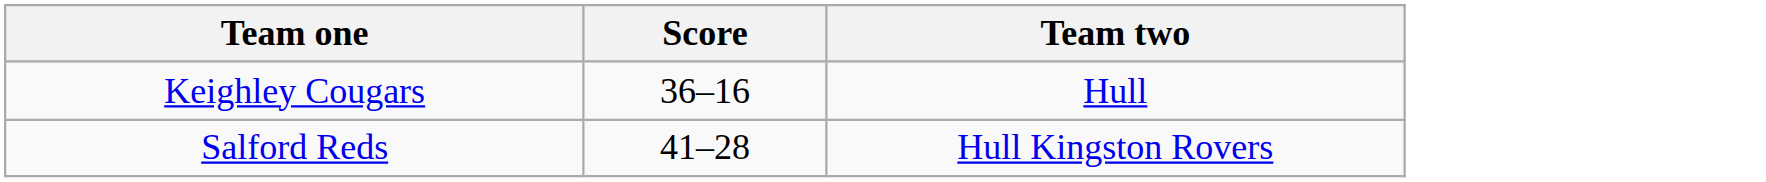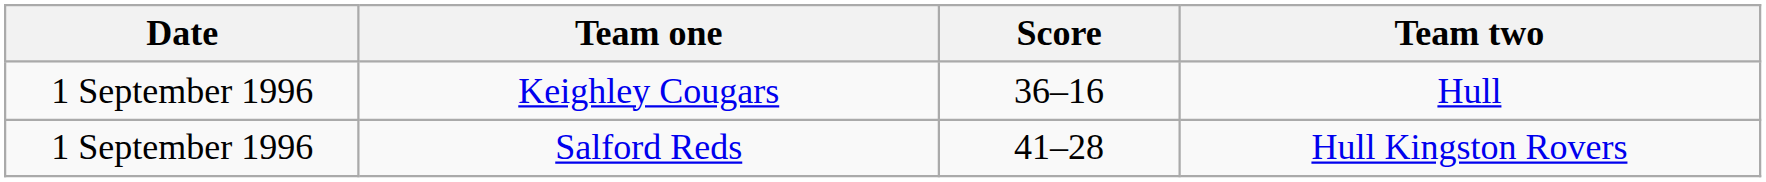+ column: (182, 33)
